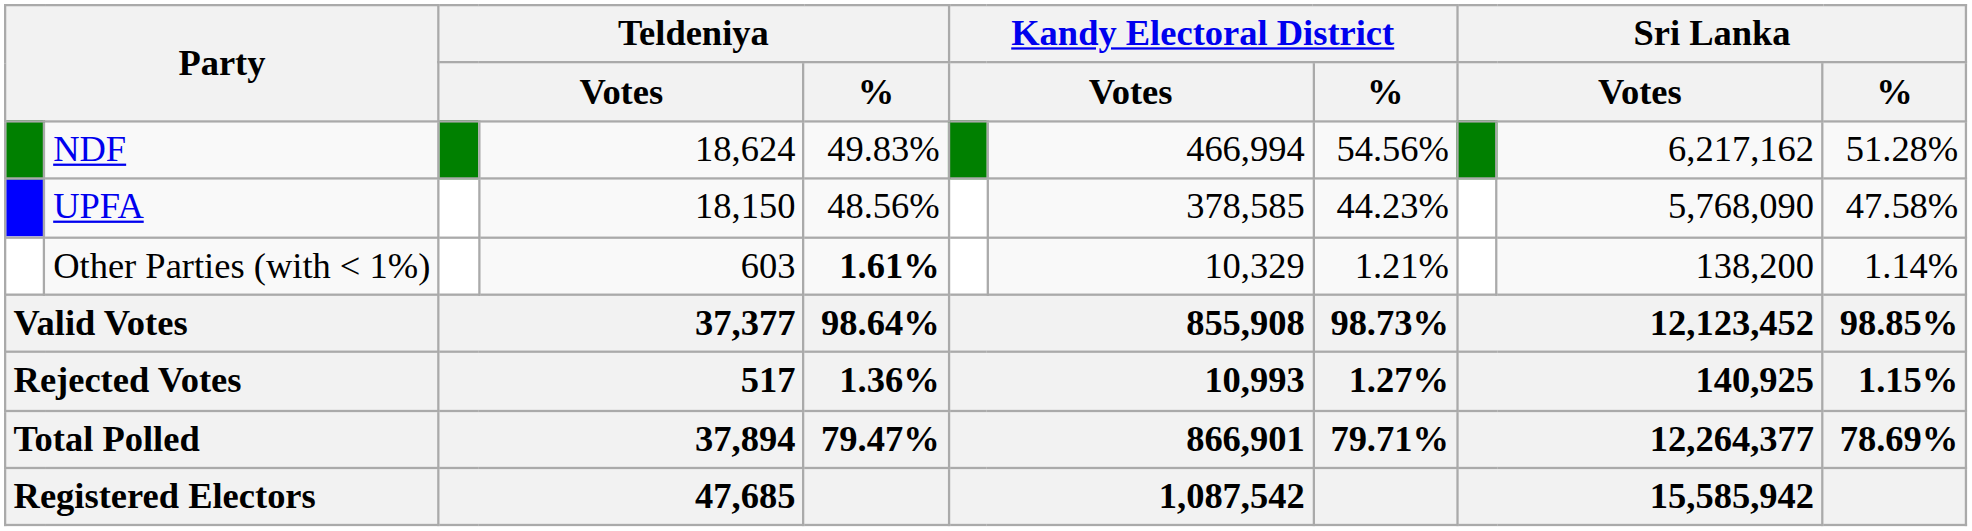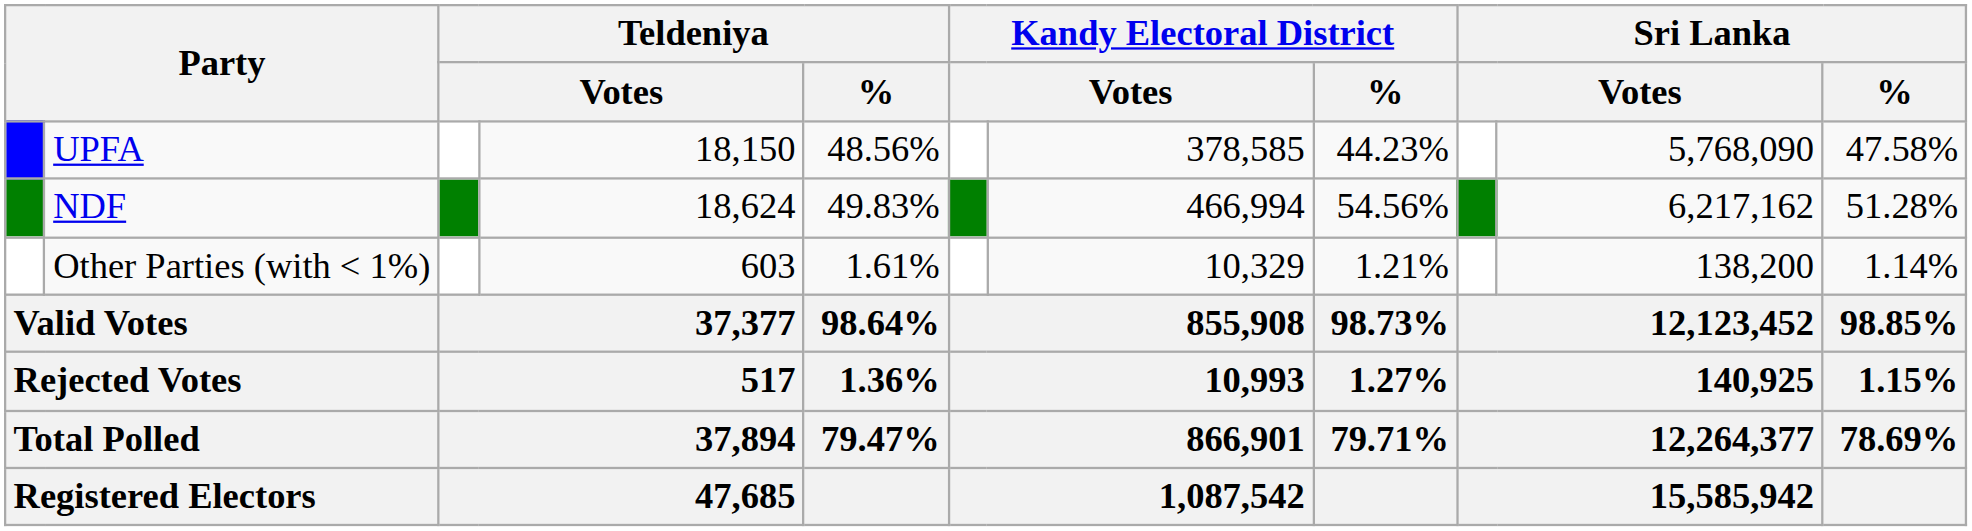rows swapped: (90, 149) <-> (98, 206)
(889, 264) bold -> (893, 264) normal
